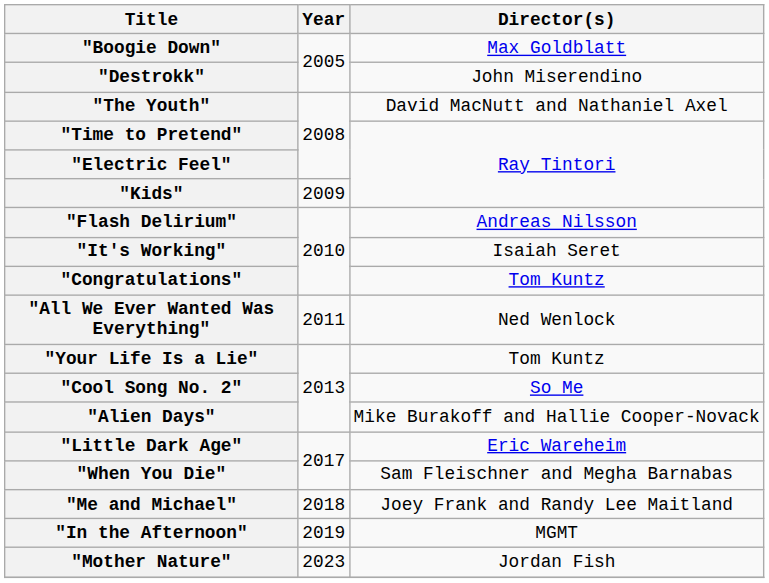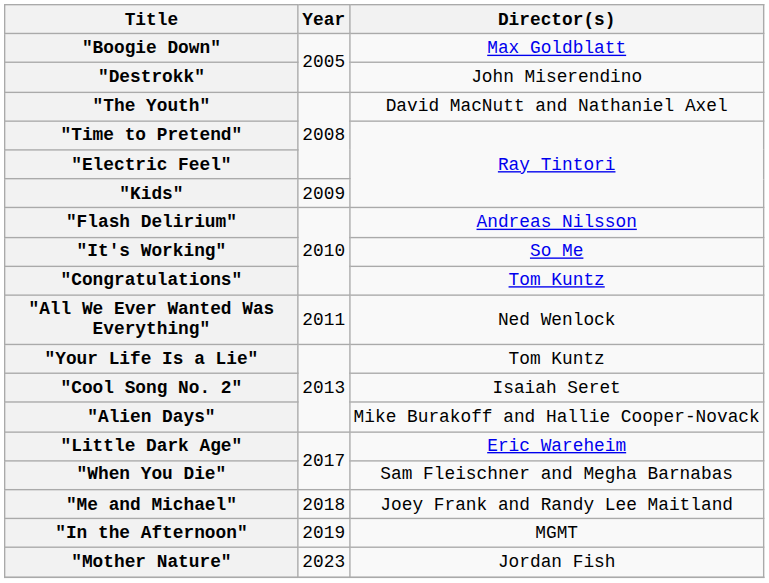(557, 251) Isaiah Seret -> (557, 251) So Me
(557, 388) So Me -> (557, 388) Isaiah Seret
